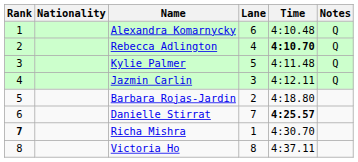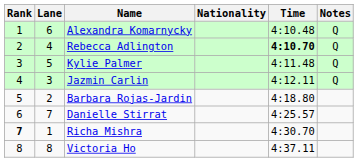columns swapped: (253, 13) <-> (71, 13)
(293, 115) bold -> (293, 115) normal
